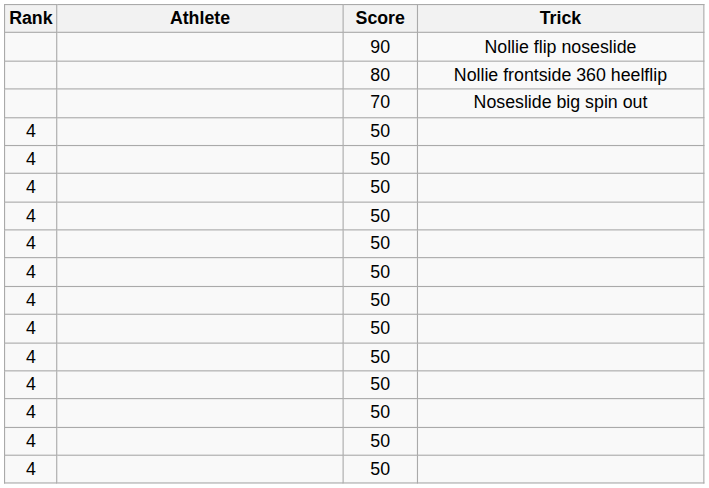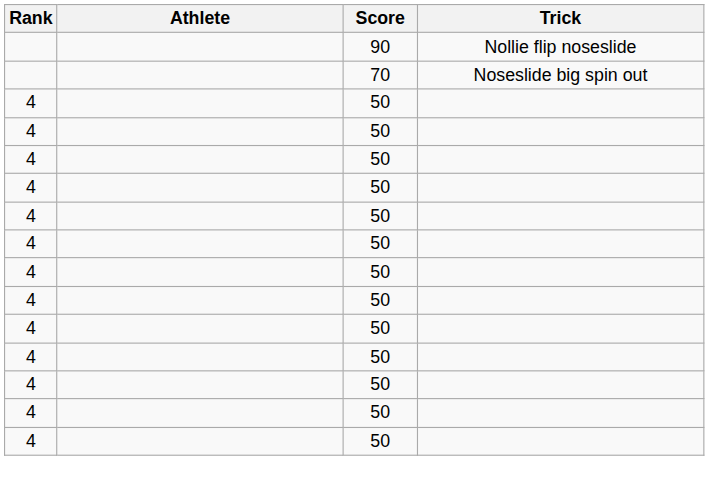- row: (380, 74)
